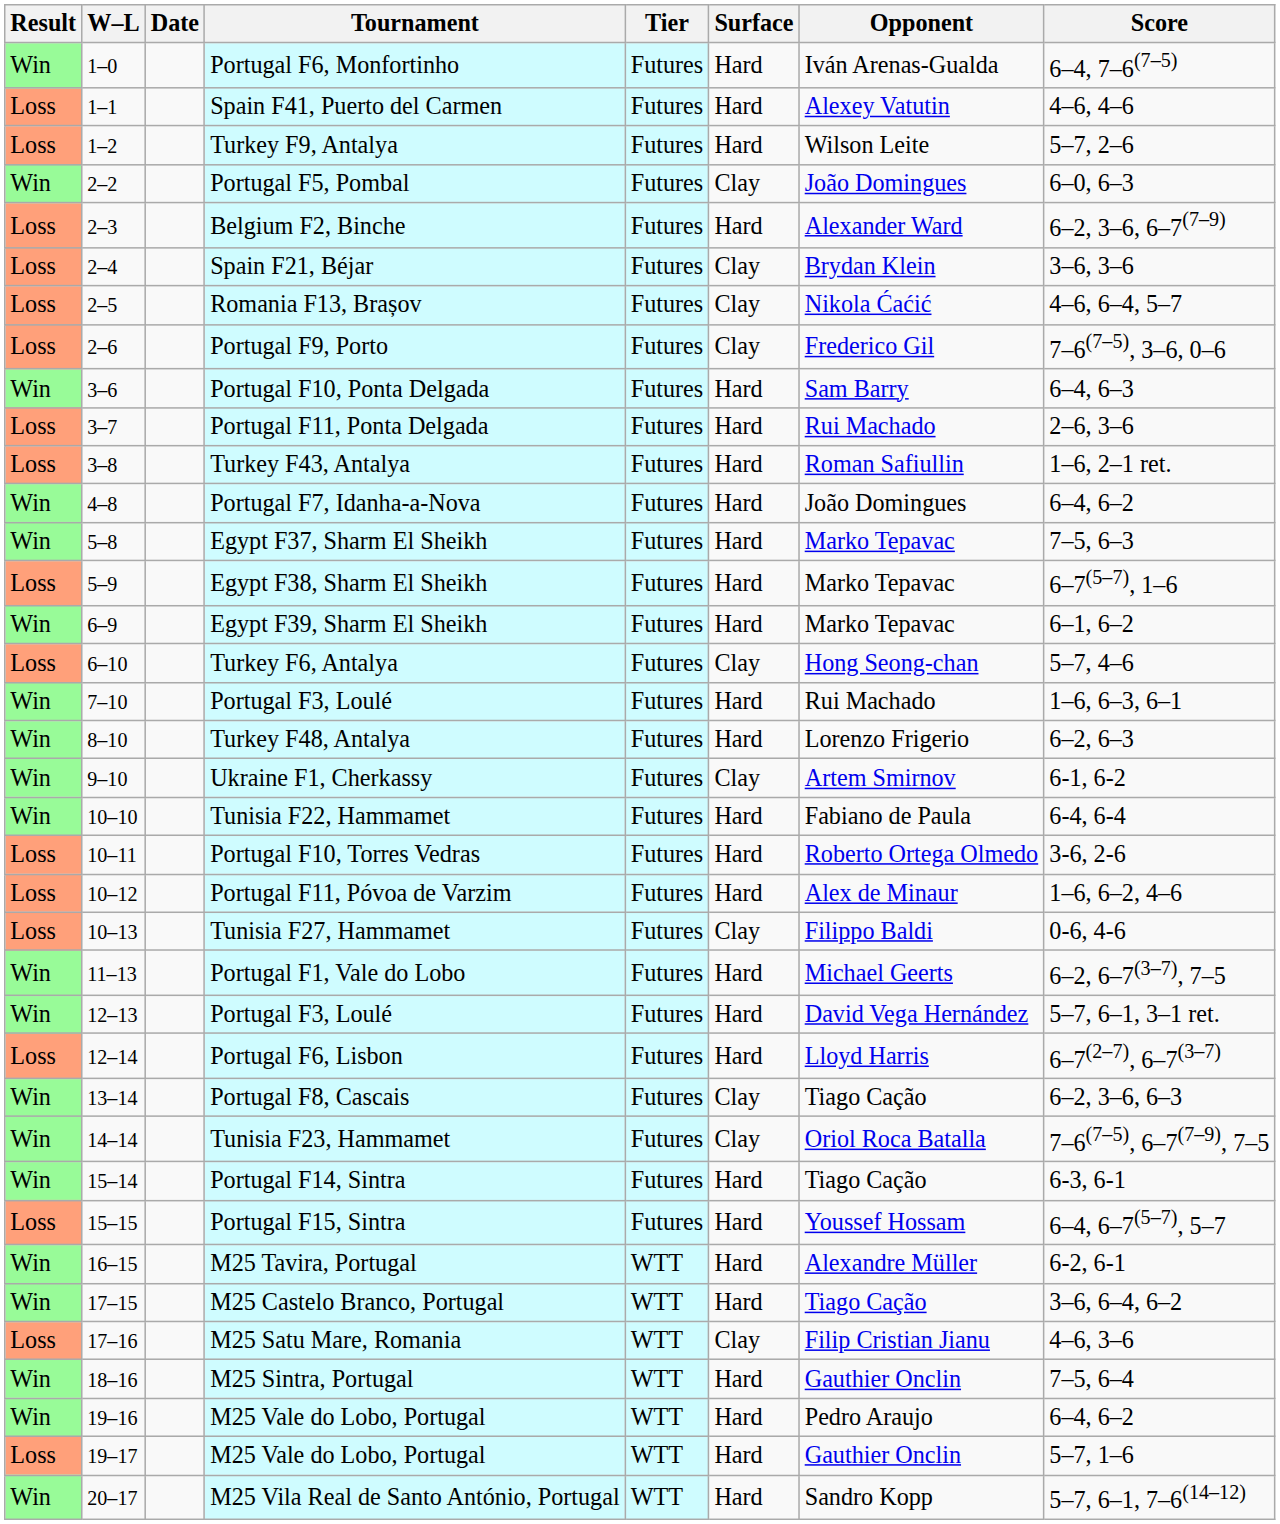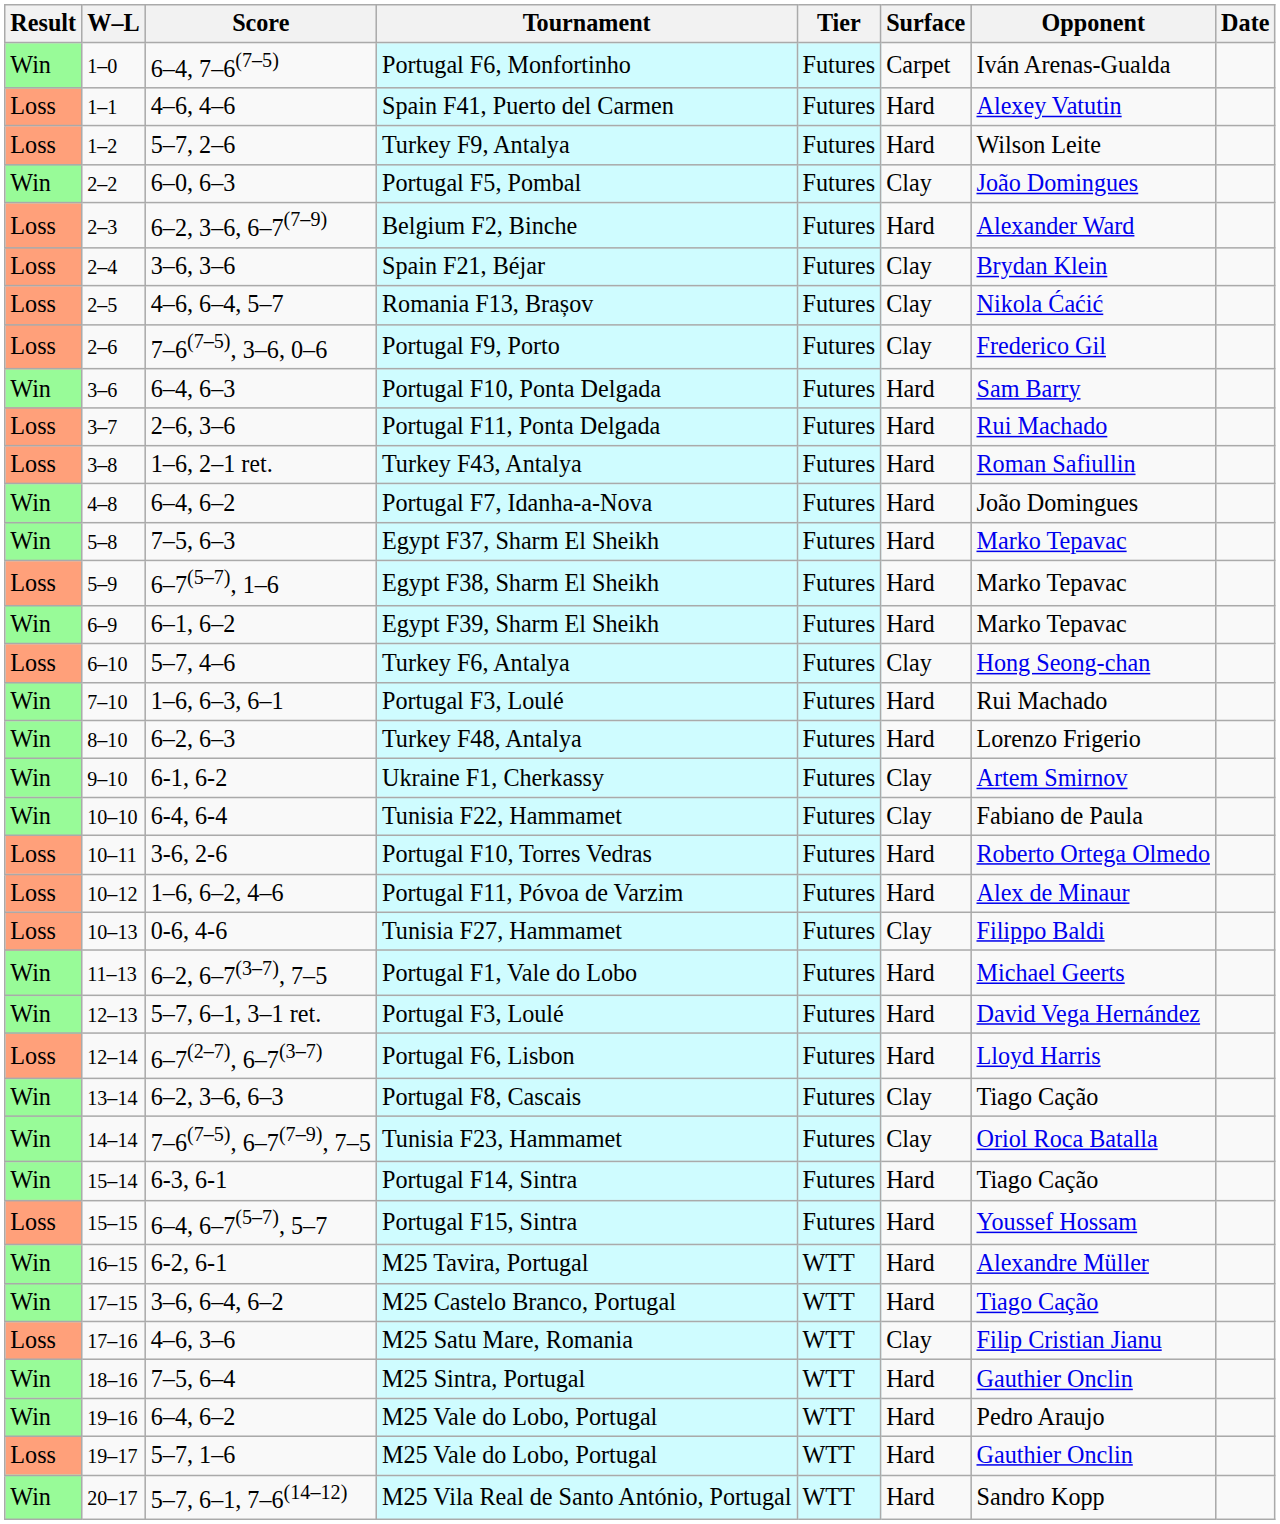columns swapped: (175, 23) <-> (1159, 23)
(739, 65) Hard -> (918, 65) Carpet
(739, 816) Hard -> (909, 816) Clay
